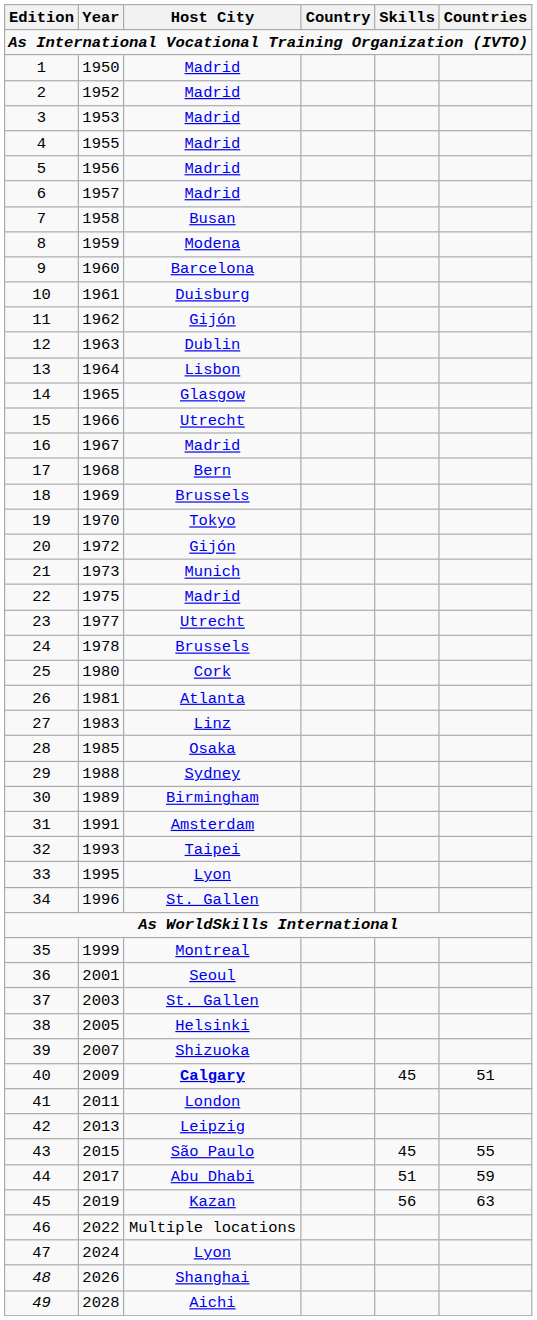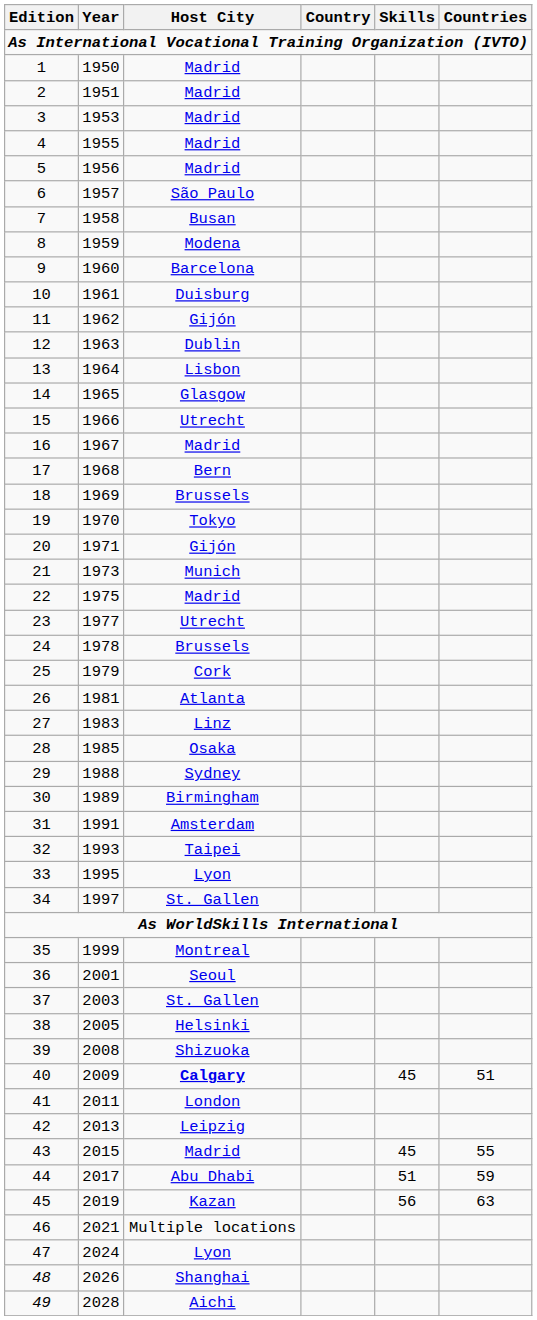(101, 93) 1952 -> (101, 93) 1951
(212, 194) Madrid -> (212, 194) São Paulo
(101, 547) 1972 -> (101, 547) 1971
(101, 673) 1980 -> (101, 673) 1979
(101, 900) 1996 -> (101, 900) 1997
(101, 1051) 2007 -> (101, 1051) 2008
(212, 1152) São Paulo -> (212, 1152) Madrid
(101, 1227) 2022 -> (101, 1227) 2021
